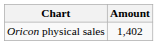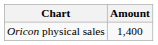(130, 31) 1,402 -> (130, 31) 1,400
